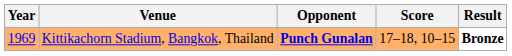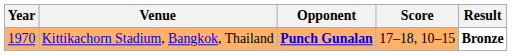(22, 39) 1969 -> (22, 39) 1970
